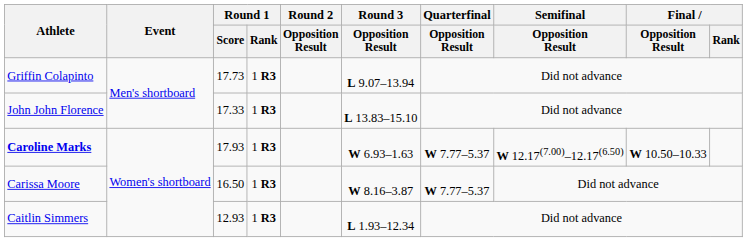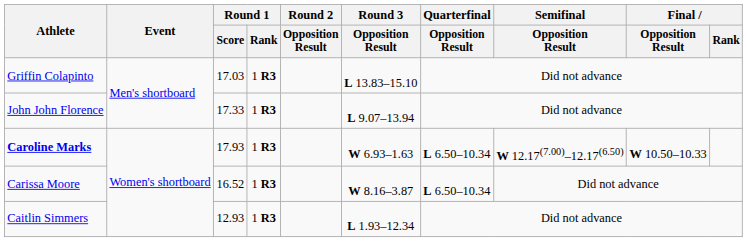(230, 75) 17.73 -> (230, 75) 17.03
(381, 83) L 9.07–13.94 -> (381, 83) L 13.83–15.10
(381, 118) L 13.83–15.10 -> (381, 118) L 9.07–13.94
(457, 154) W 7.77–5.37 -> (457, 154) L 6.50–10.34
(230, 184) 16.50 -> (230, 184) 16.52
(457, 191) W 7.77–5.37 -> (457, 191) L 6.50–10.34
